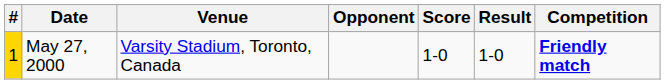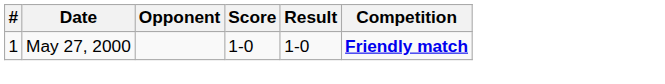- column: (223, 18)
(13, 55) gold background -> (13, 45) no background
